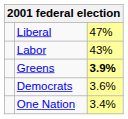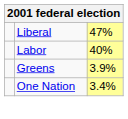(101, 50) 43% -> (101, 50) 40%
(103, 68) bold -> (103, 68) normal
- row: (45, 86)
